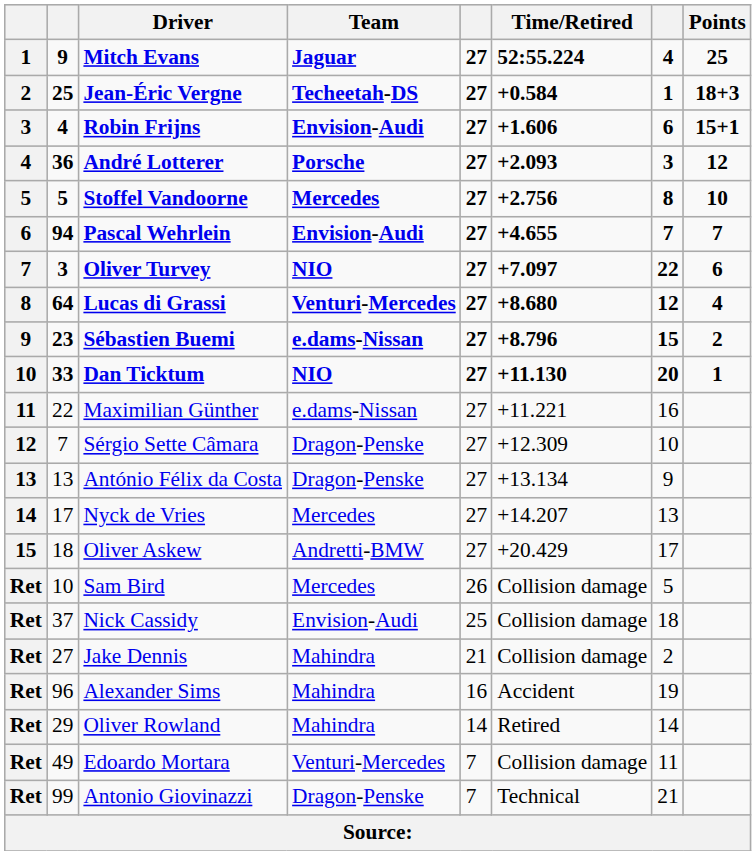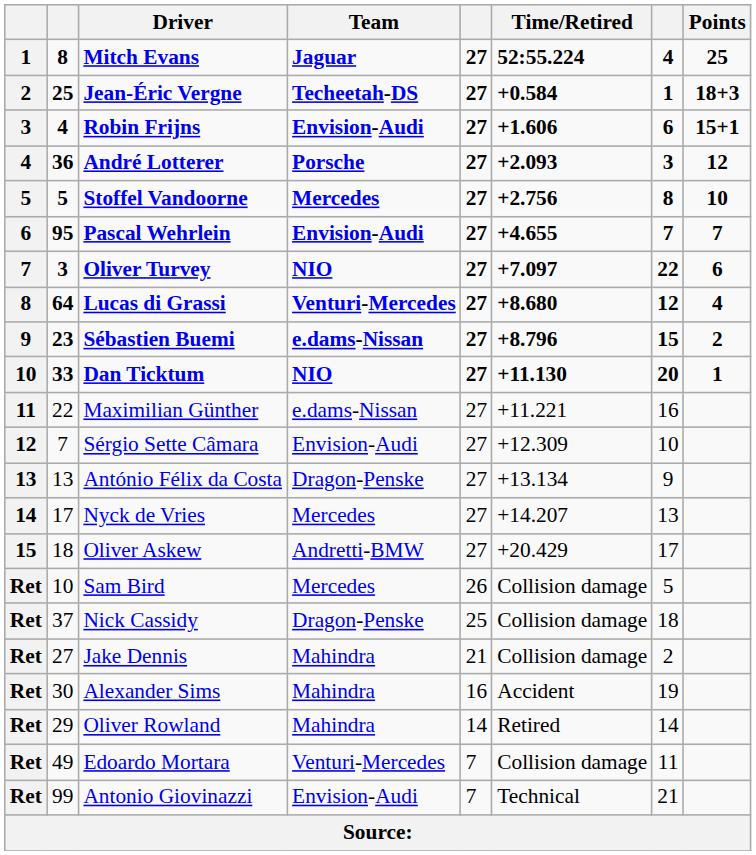(63, 56) 9 -> (63, 56) 8
(63, 233) 94 -> (63, 233) 95
(358, 444) Dragon-Penske -> (355, 444) Envision-Audi
(355, 620) Envision-Audi -> (358, 620) Dragon-Penske
(63, 691) 96 -> (63, 691) 30
(358, 796) Dragon-Penske -> (355, 796) Envision-Audi
